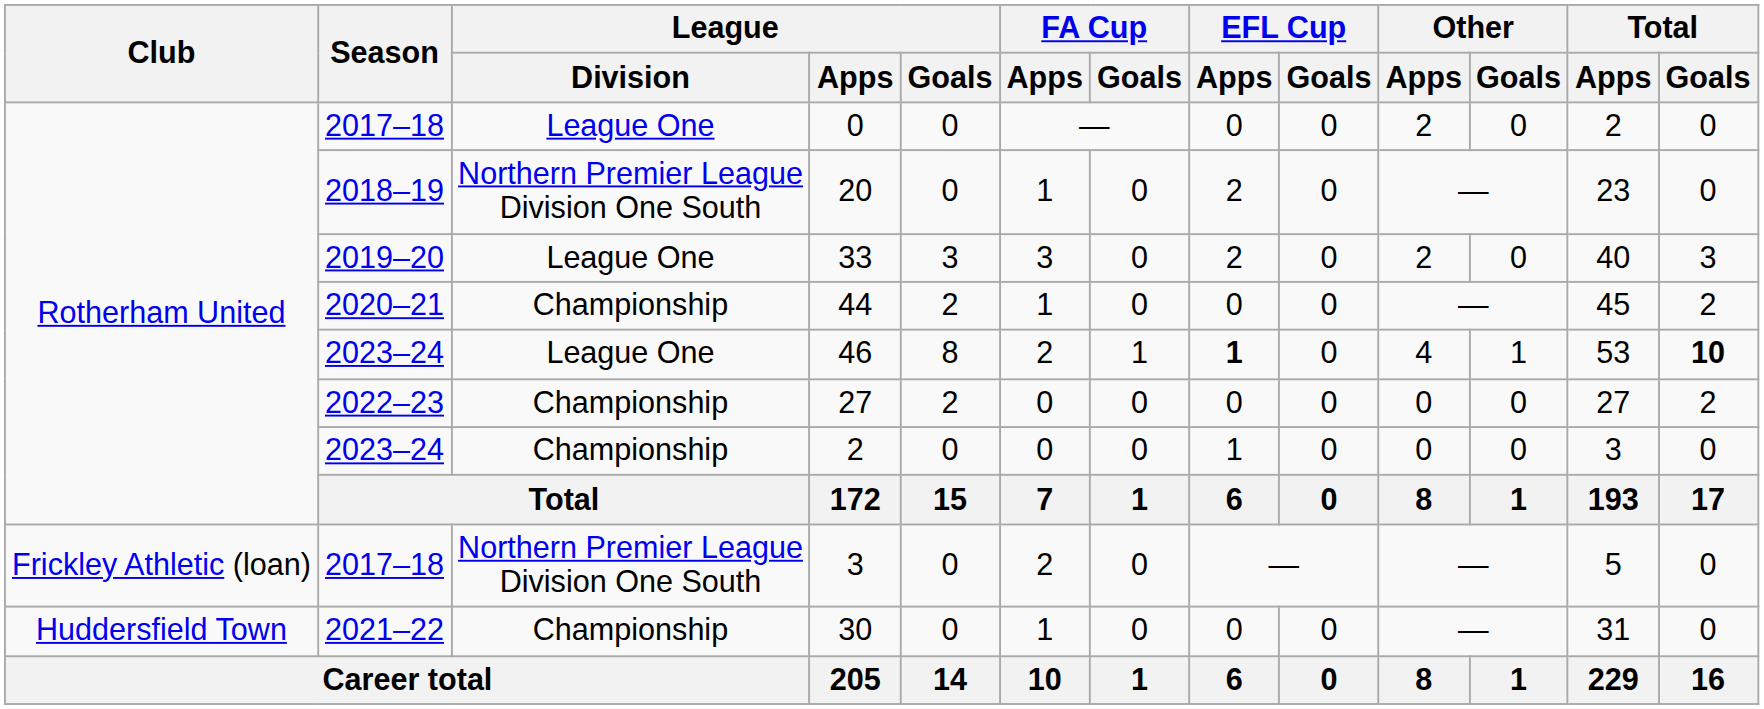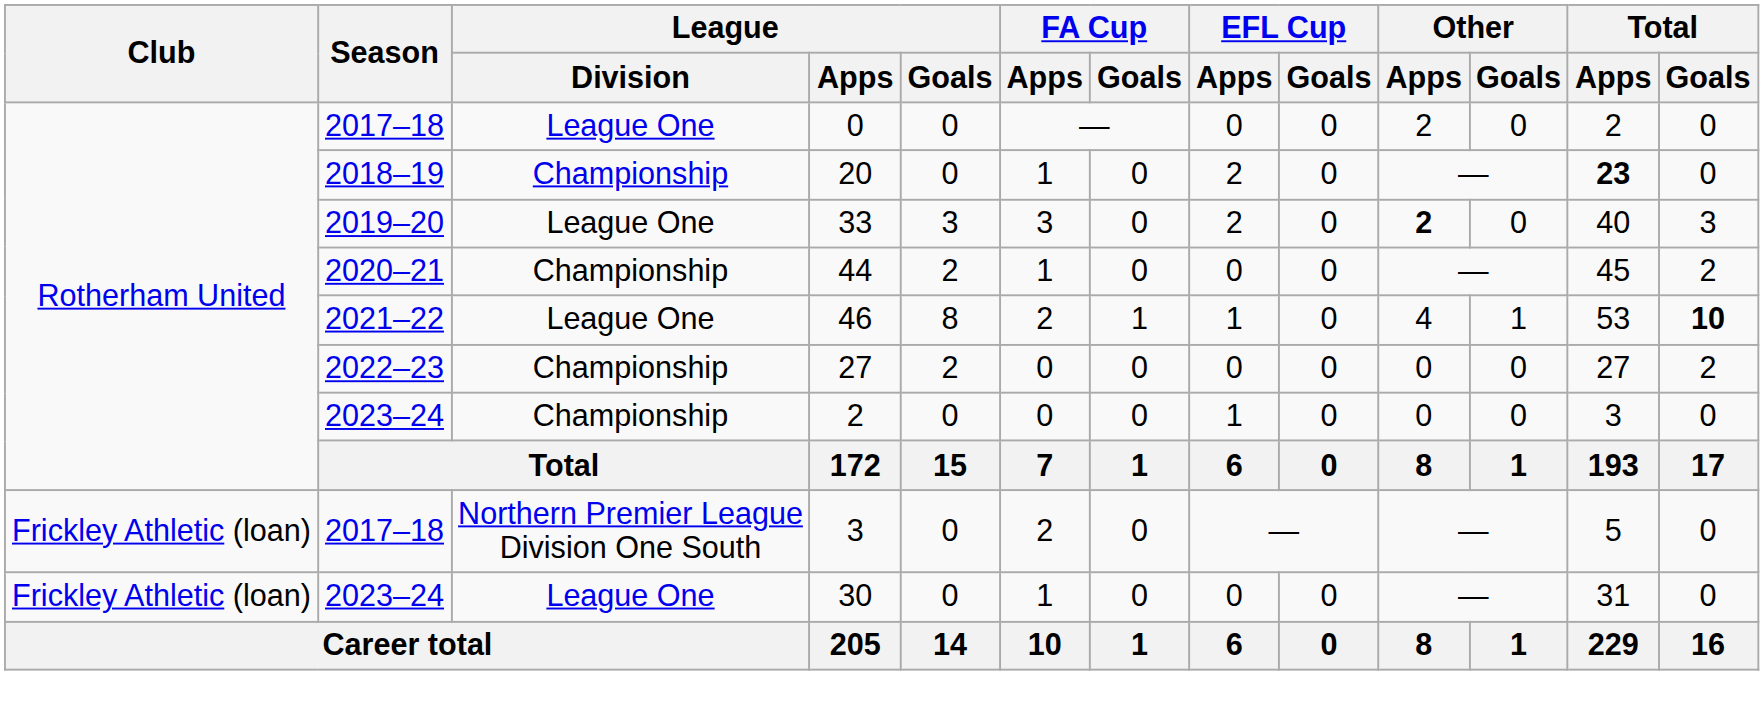(630, 191) Northern Premier League Division One South -> (630, 174) Championship
(1613, 191) normal -> (1613, 174) bold
(1424, 256) normal -> (1424, 222) bold
(384, 353) 2023–24 -> (384, 319) 2021–22
(1234, 353) bold -> (1234, 319) normal
(161, 630) Huddersfield Town -> (161, 596) Frickley Athletic (loan)
(384, 630) 2021–22 -> (384, 596) 2023–24
(630, 630) Championship -> (630, 596) League One
